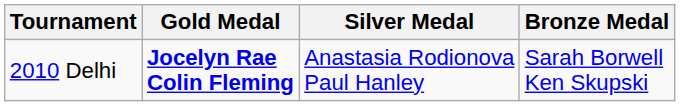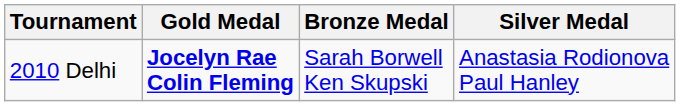columns swapped: (409, 22) <-> (597, 22)
